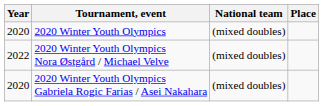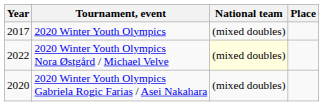(18, 31) 2020 -> (18, 31) 2017
(249, 55) no background -> (249, 55) lightyellow background
